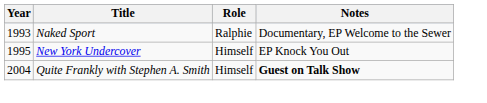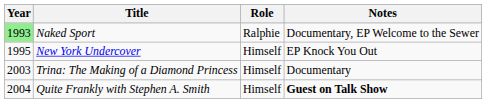(19, 32) no background -> (19, 32) lightgreen background
+ row: (137, 70)
